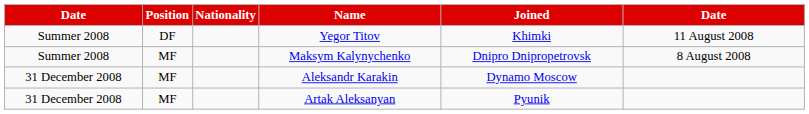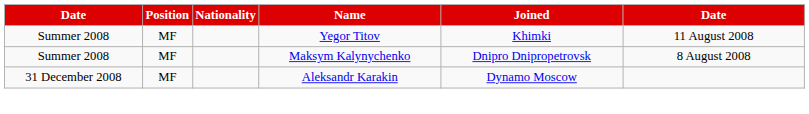(167, 36) DF -> (167, 36) MF
- row: (350, 98)
